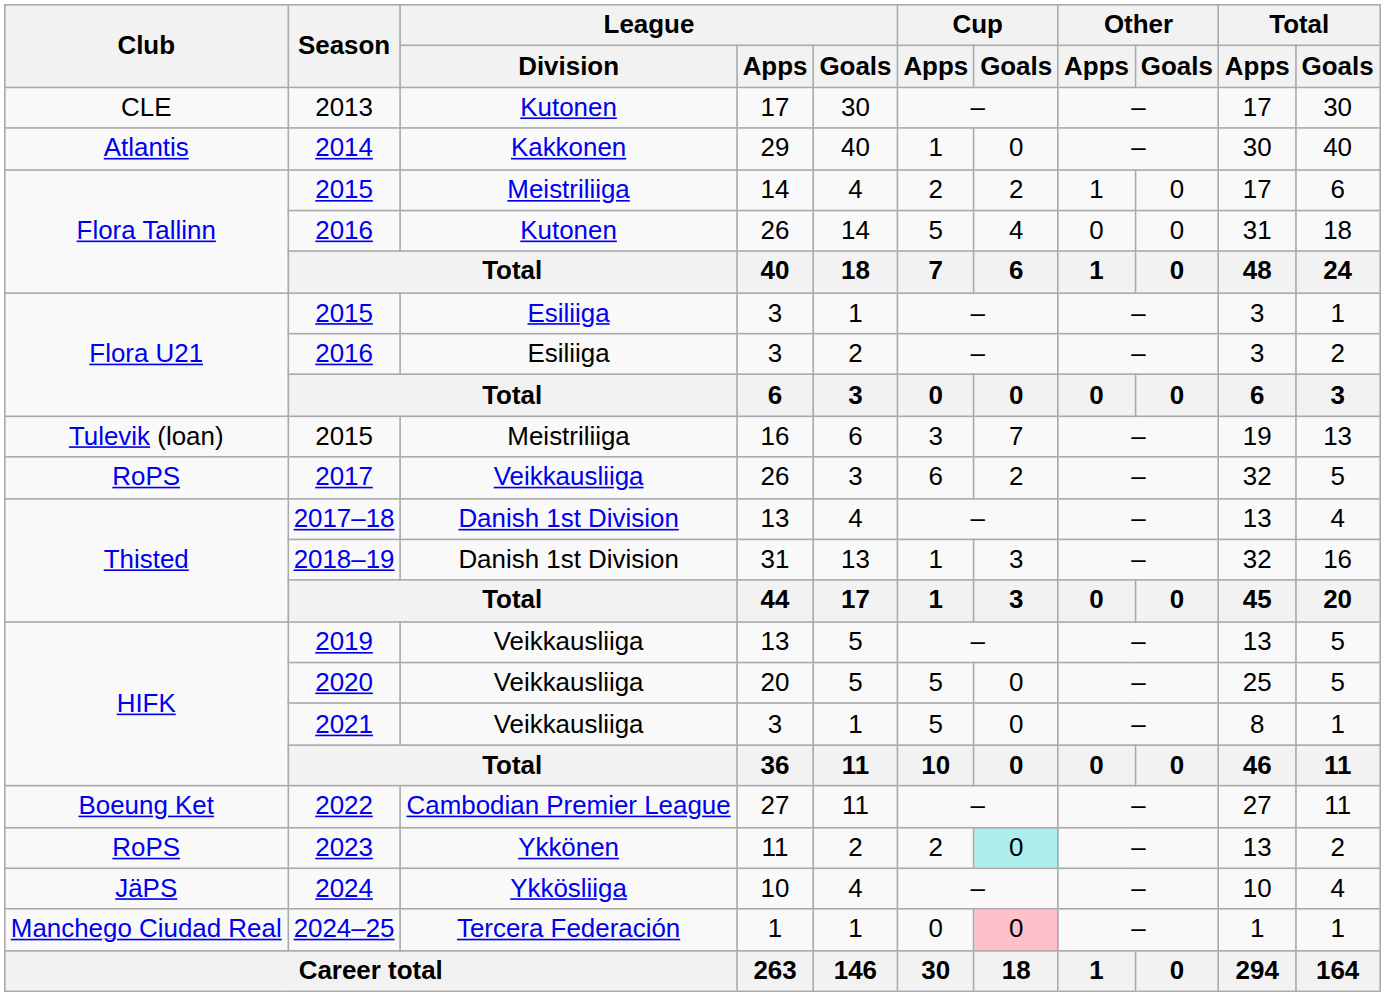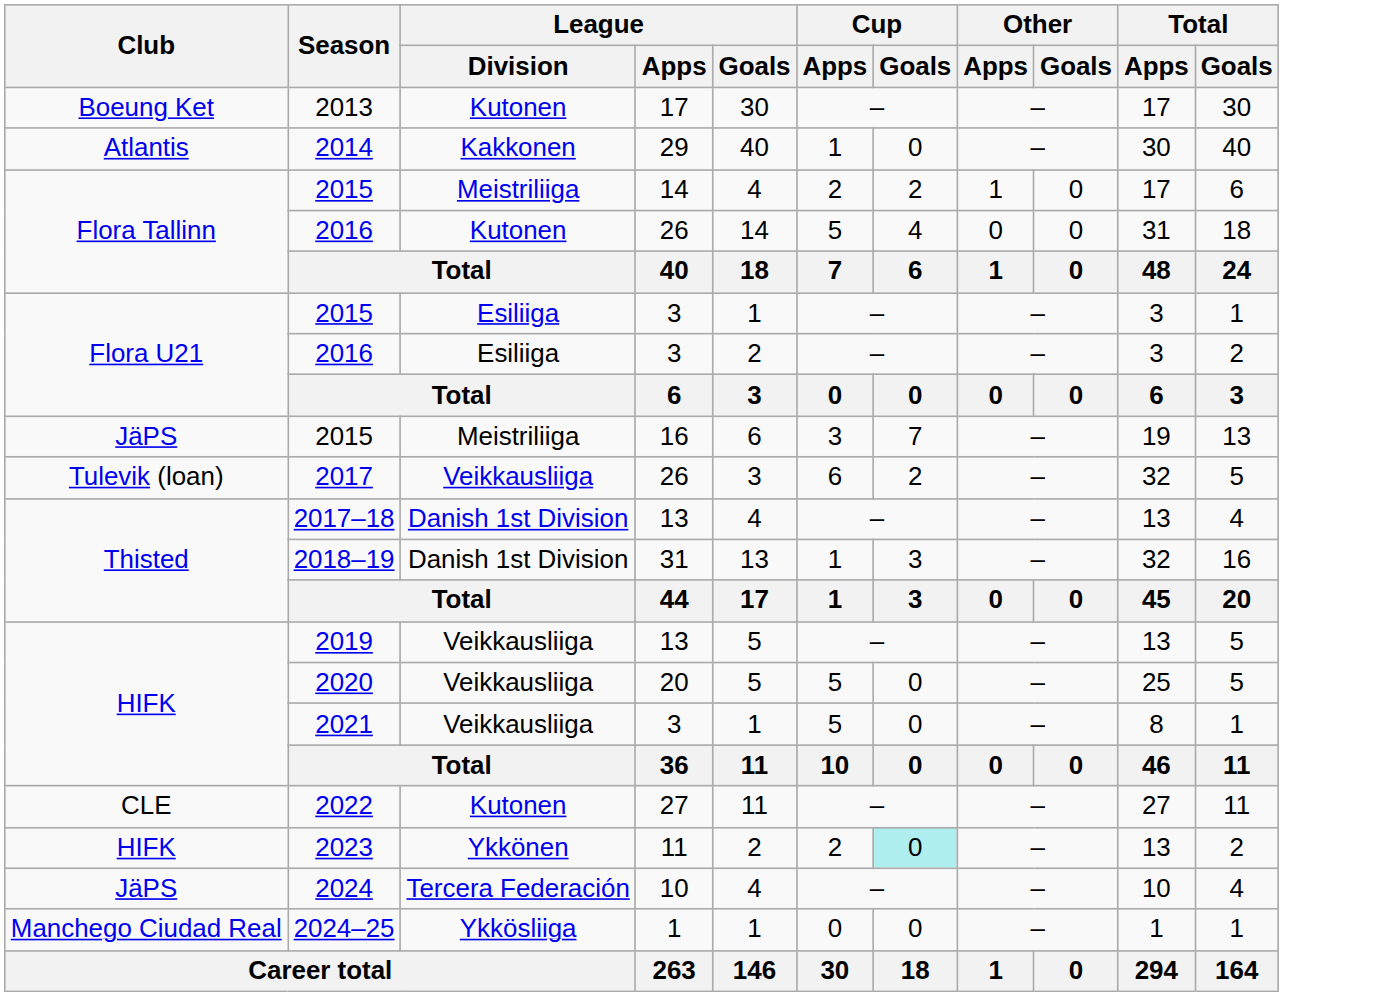(146, 107) CLE -> (146, 107) Boeung Ket
(146, 436) Tulevik (loan) -> (146, 436) JäPS
(146, 477) RoPS -> (146, 477) Tulevik (loan)
(146, 806) Boeung Ket -> (146, 806) CLE
(569, 806) Cambodian Premier League -> (518, 806) Kutonen
(146, 847) RoPS -> (146, 847) HIFK
(569, 888) Ykkösliiga -> (518, 888) Tercera Federación
(569, 929) Tercera Federación -> (518, 929) Ykkösliiga
(1016, 929) pink background -> (915, 929) no background
